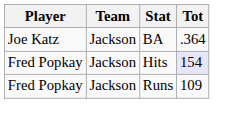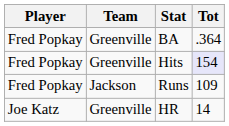(33, 39) Joe Katz -> (45, 39) Fred Popkay
(113, 39) Jackson -> (121, 39) Greenville
(113, 62) Jackson -> (121, 62) Greenville
+ row: (169, 109)
